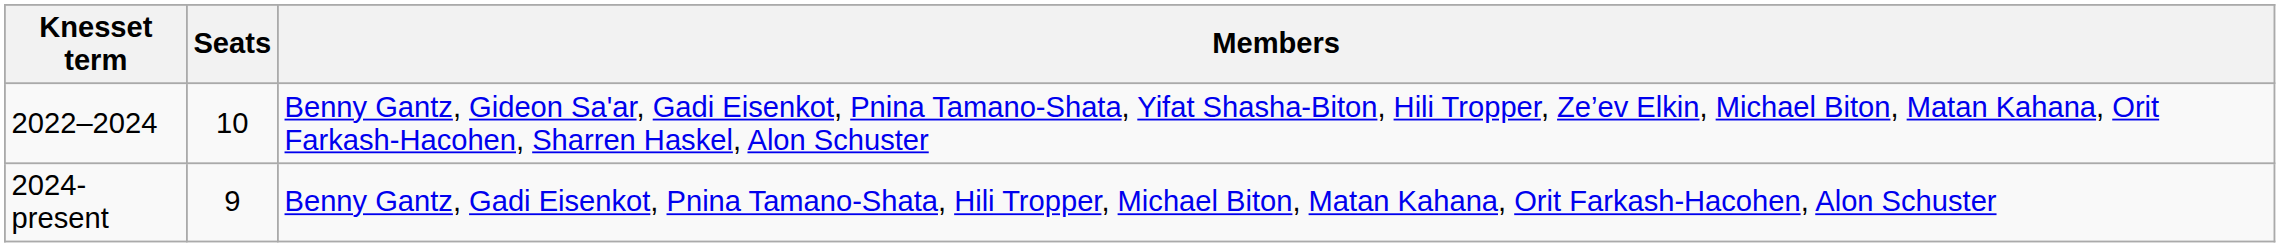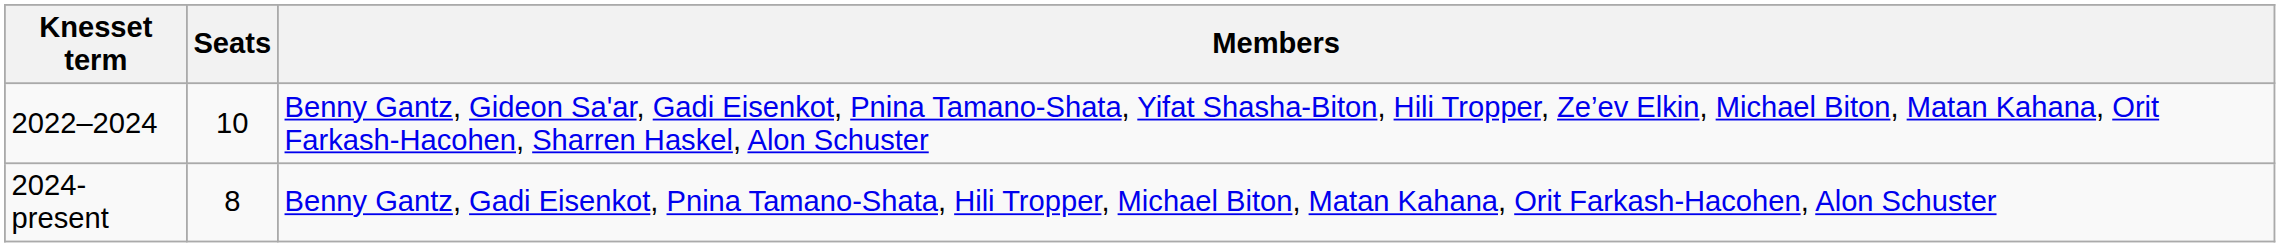(232, 201) 9 -> (232, 201) 8
